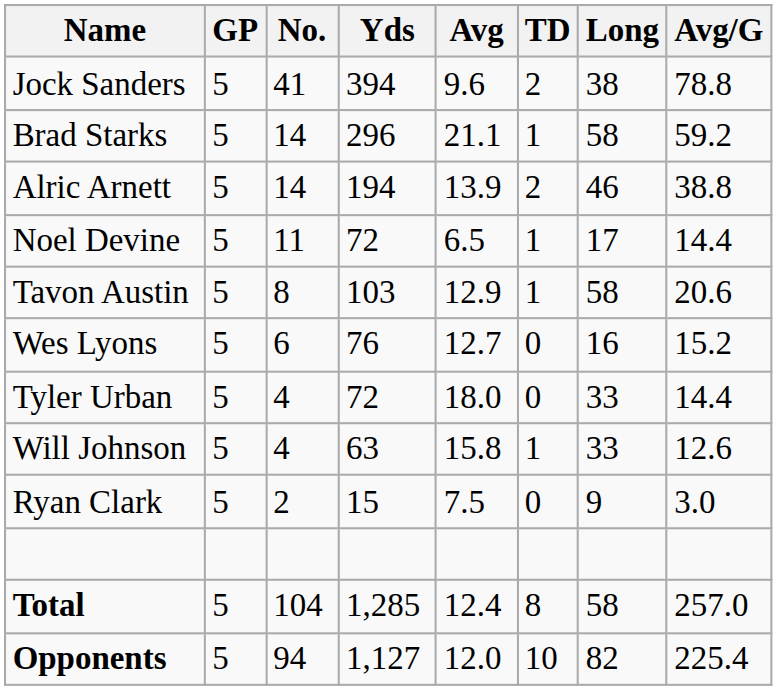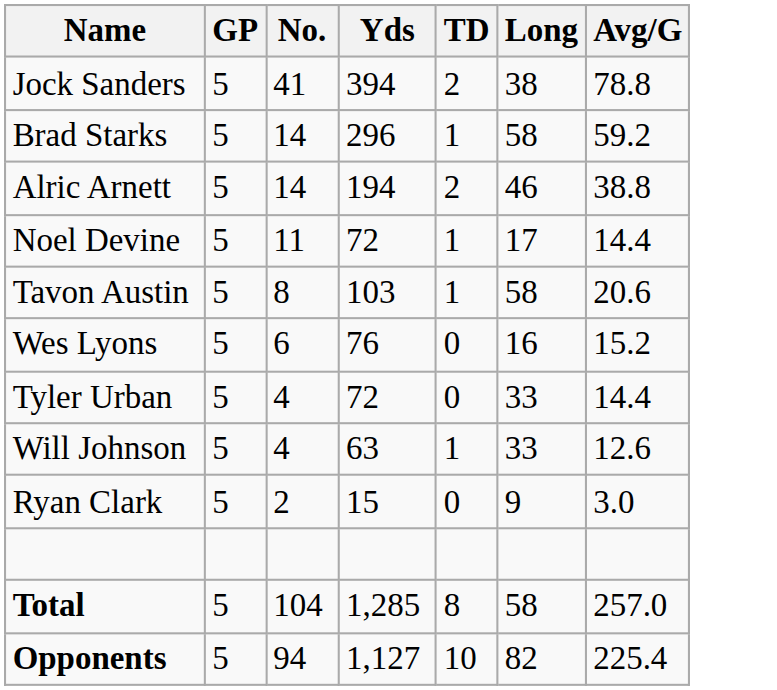- column: (477, 30)
